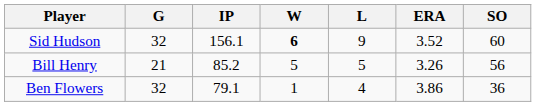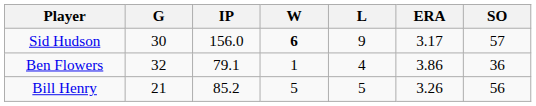(159, 40) 32 -> (159, 40) 30
(226, 40) 156.1 -> (226, 40) 156.0
(429, 40) 3.52 -> (429, 40) 3.17
(497, 40) 60 -> (497, 40) 57
rows swapped: (65, 64) <-> (65, 88)
